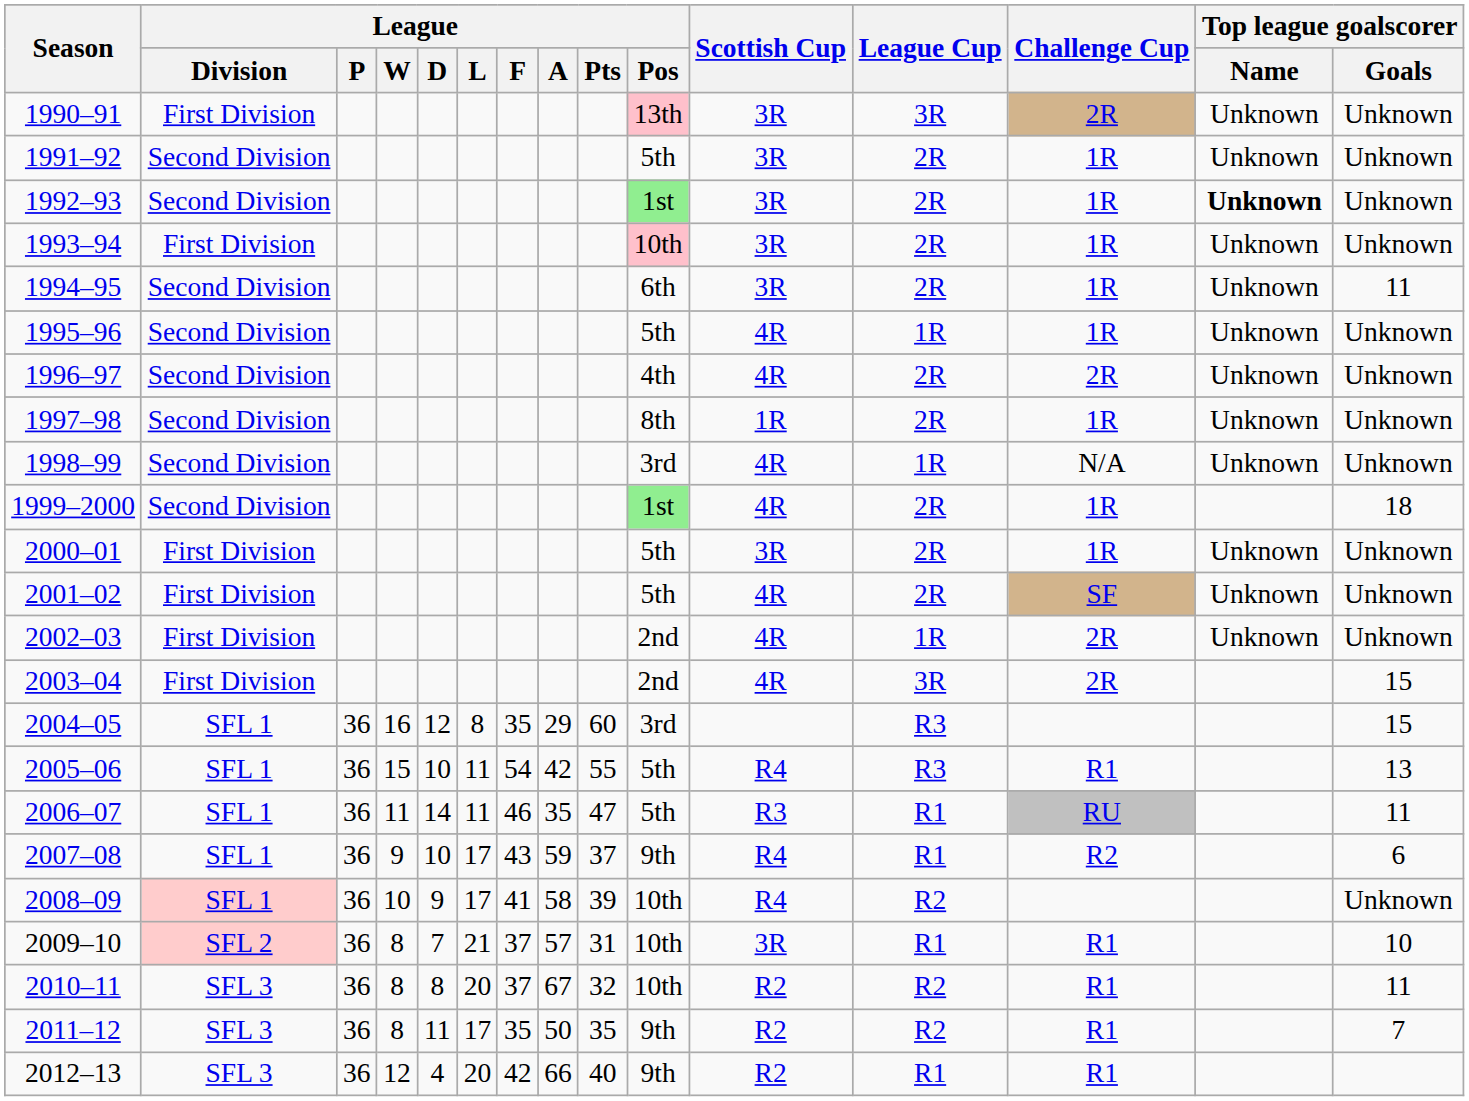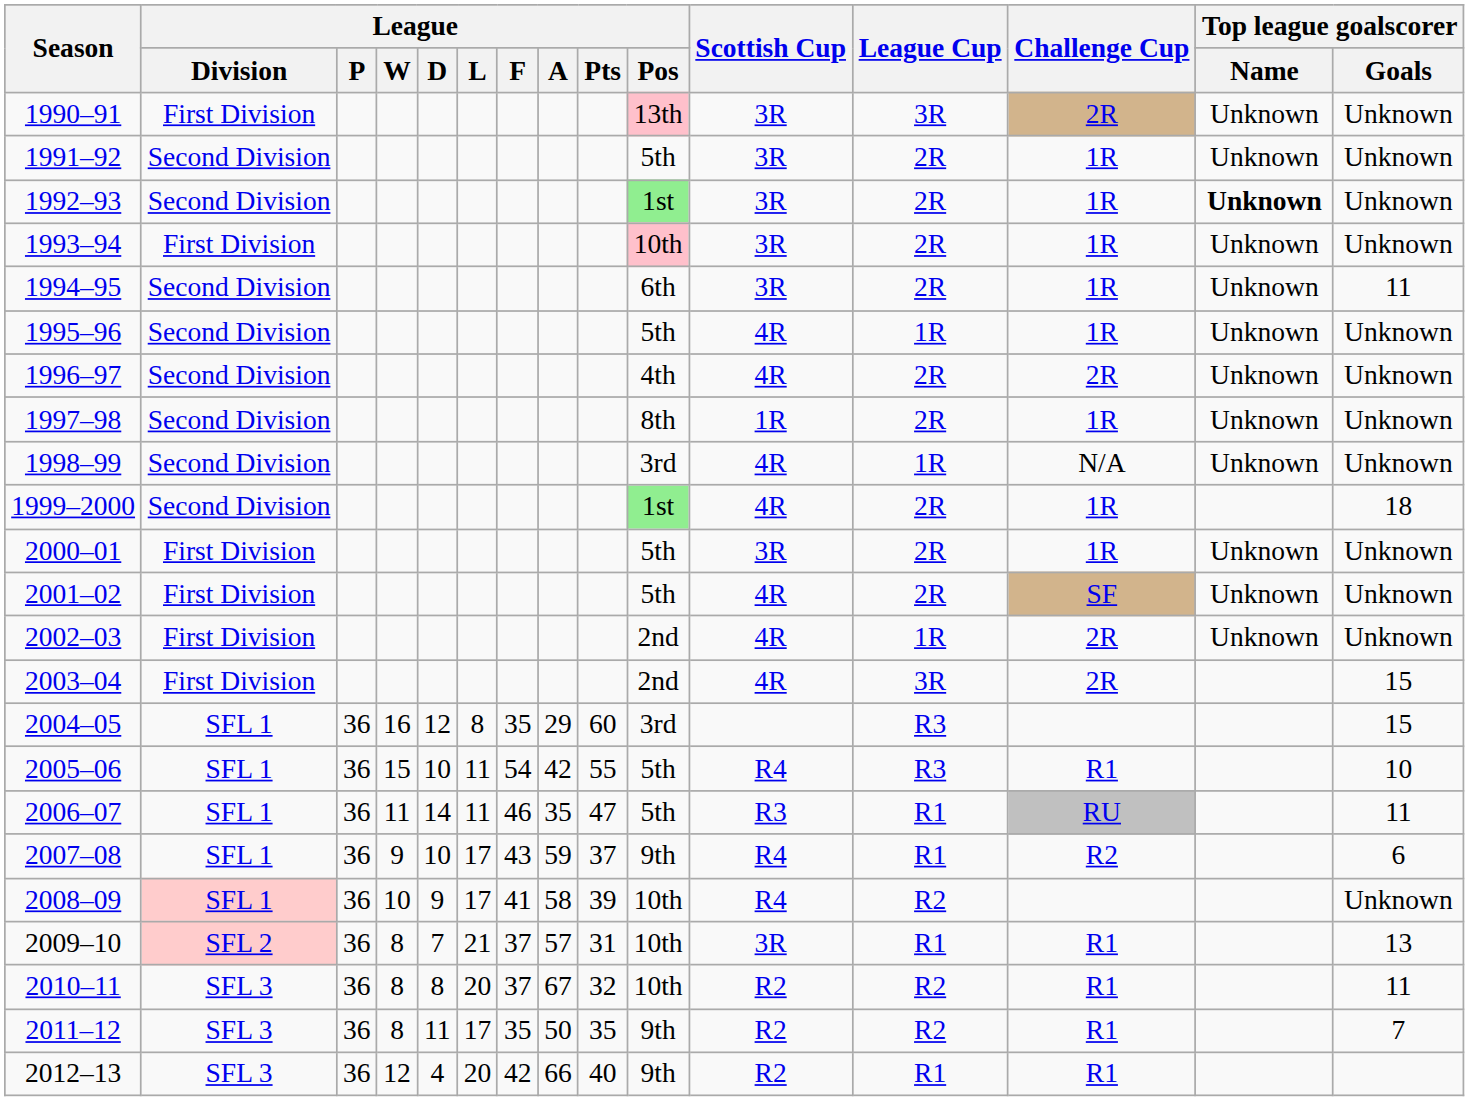(1398, 768) 13 -> (1398, 768) 10
(1398, 942) 10 -> (1398, 942) 13
